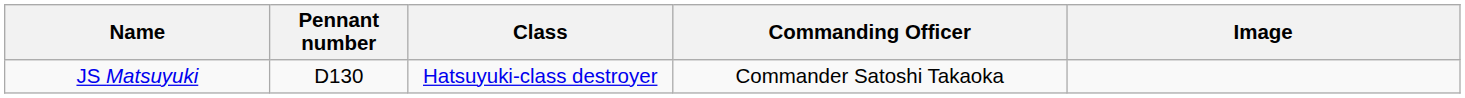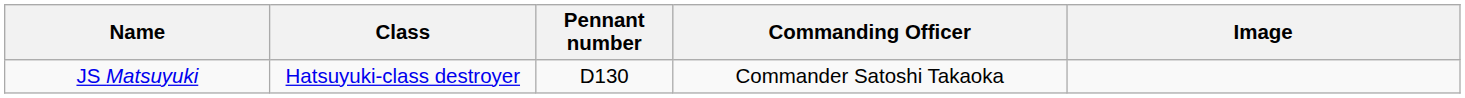columns swapped: (540, 32) <-> (339, 32)
